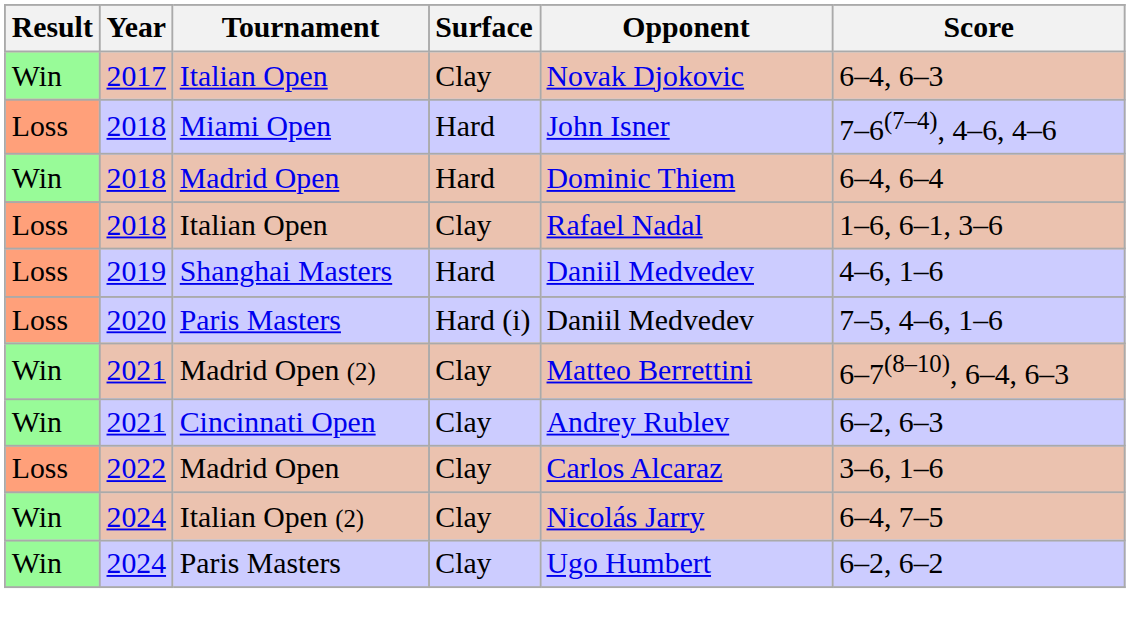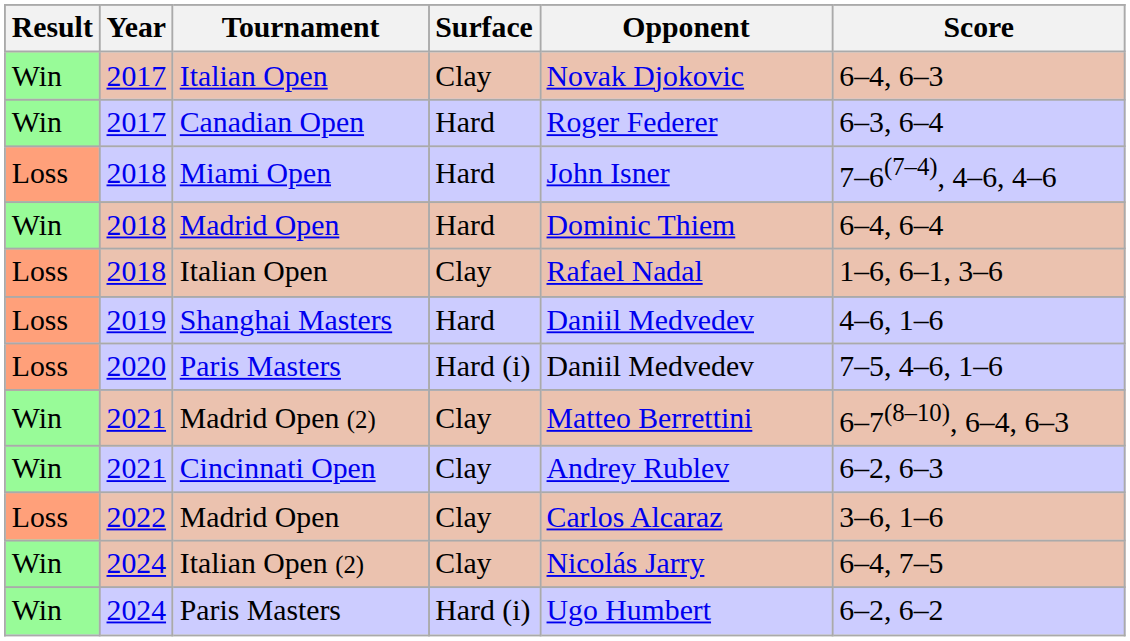+ row: (136, 122)
(463, 563) Clay -> (483, 610) Hard (i)
